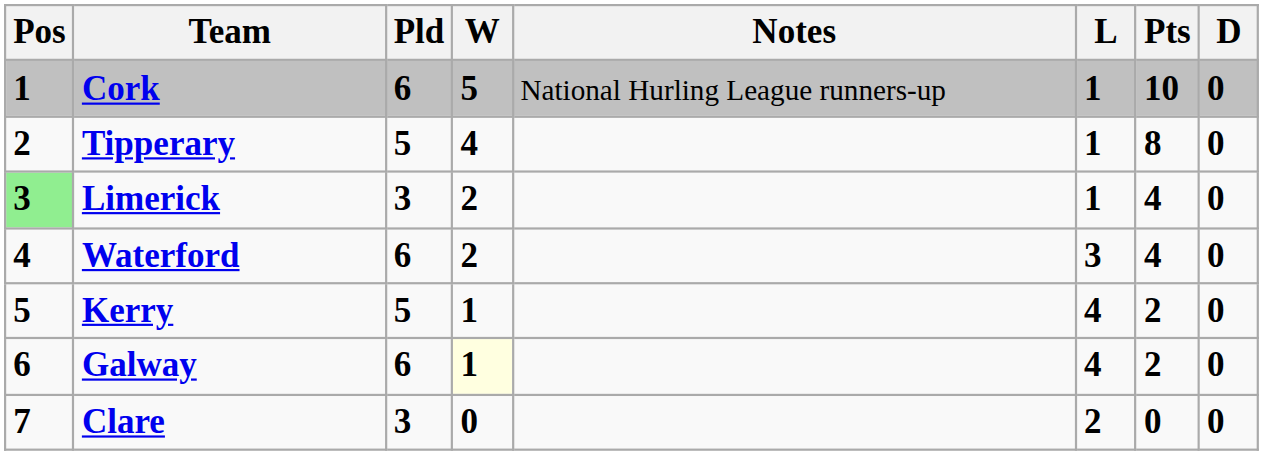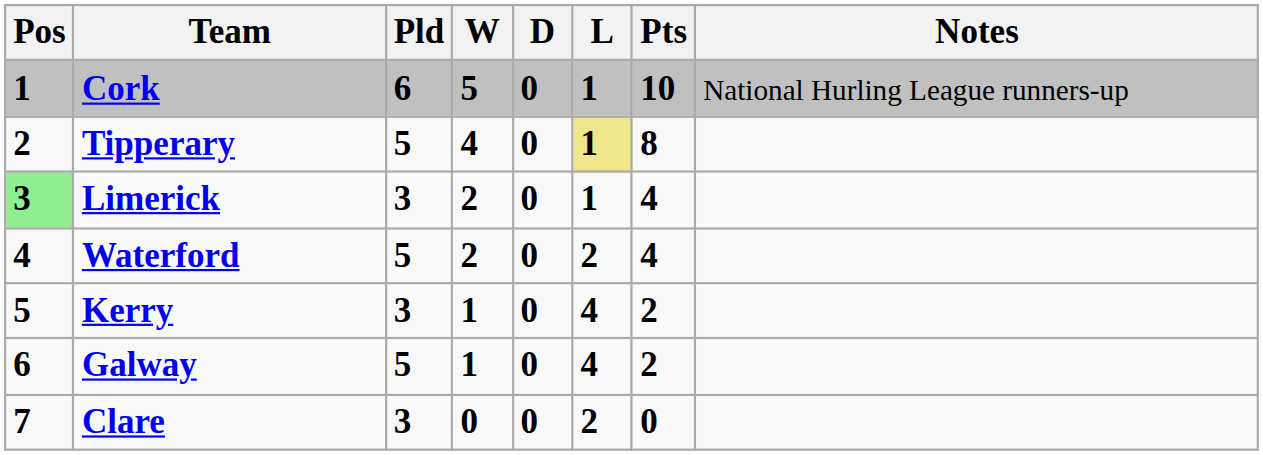columns swapped: (1229, 32) <-> (794, 32)
(1093, 143) no background -> (589, 143) khaki background
(402, 254) 6 -> (402, 254) 5
(1093, 254) 3 -> (589, 254) 2
(402, 310) 5 -> (402, 310) 3
(402, 365) 6 -> (402, 365) 5
(469, 365) lightyellow background -> (469, 365) no background
